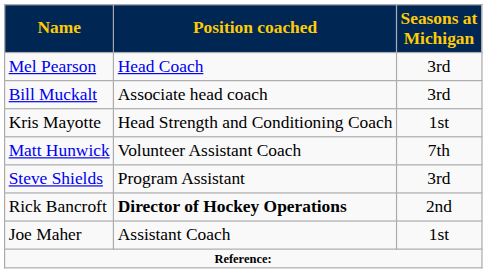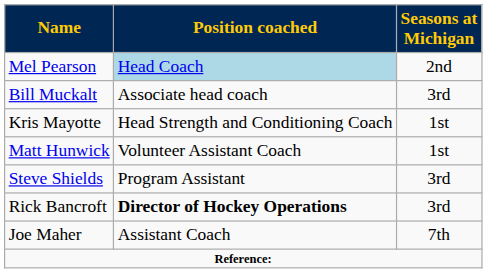(161, 66) no background -> (161, 66) lightblue background
(439, 66) 3rd -> (439, 66) 2nd
(439, 150) 7th -> (439, 150) 1st
(439, 206) 2nd -> (439, 206) 3rd
(439, 234) 1st -> (439, 234) 7th
